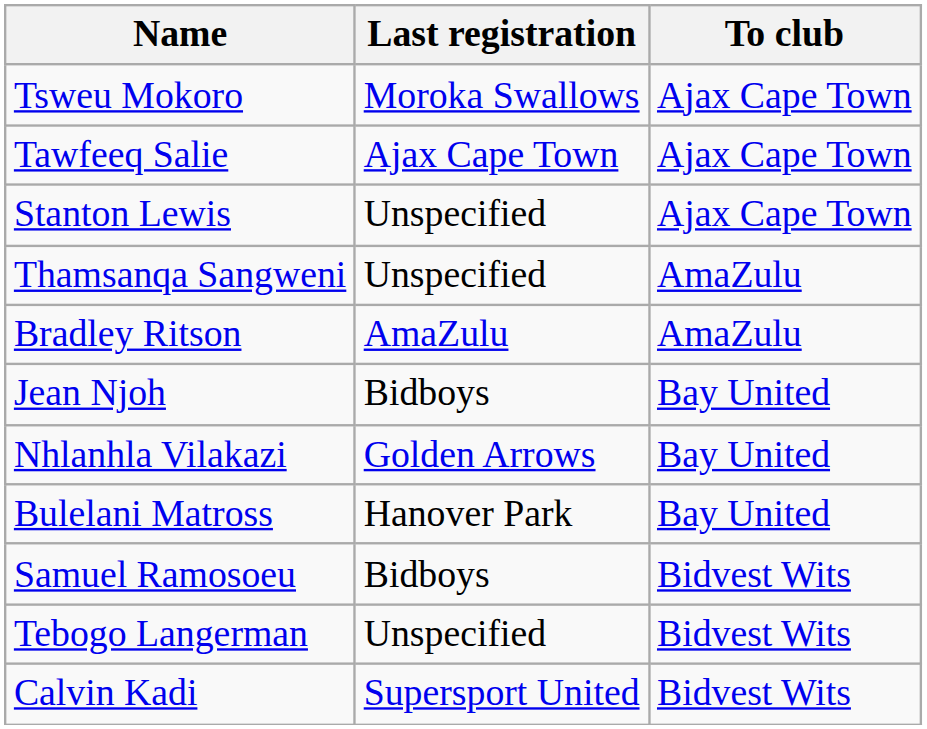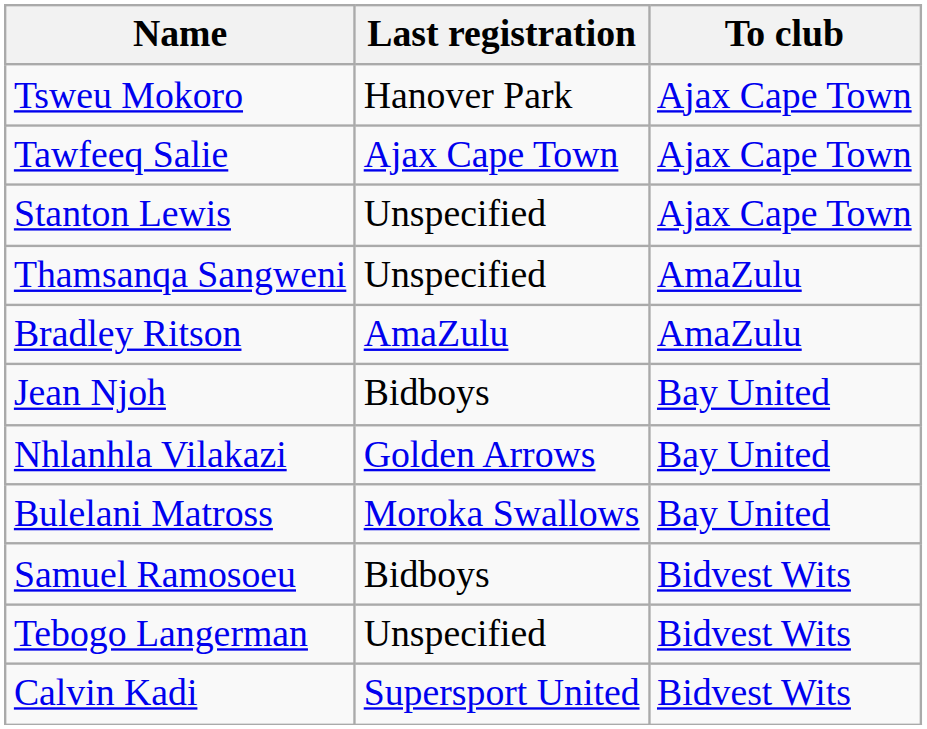(502, 94) Moroka Swallows -> (468, 94) Hanover Park
(468, 513) Hanover Park -> (502, 513) Moroka Swallows
